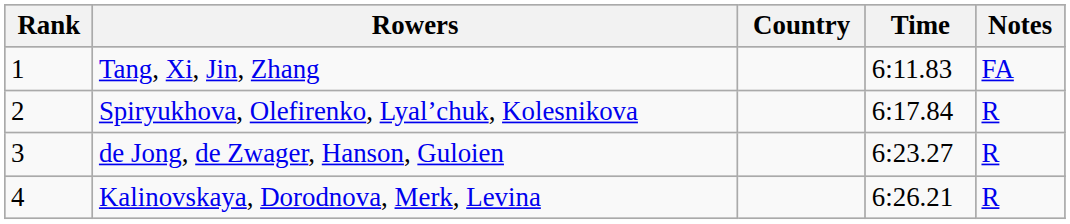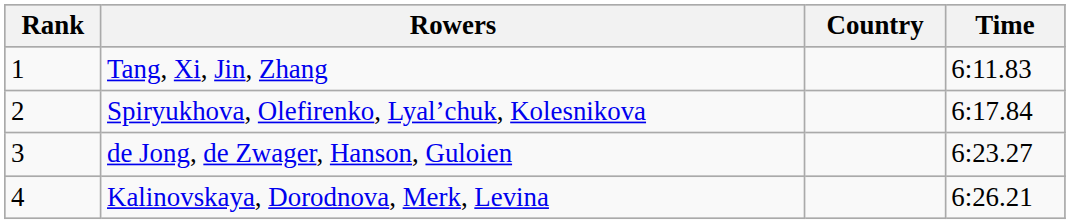- column: (1020, 25)
